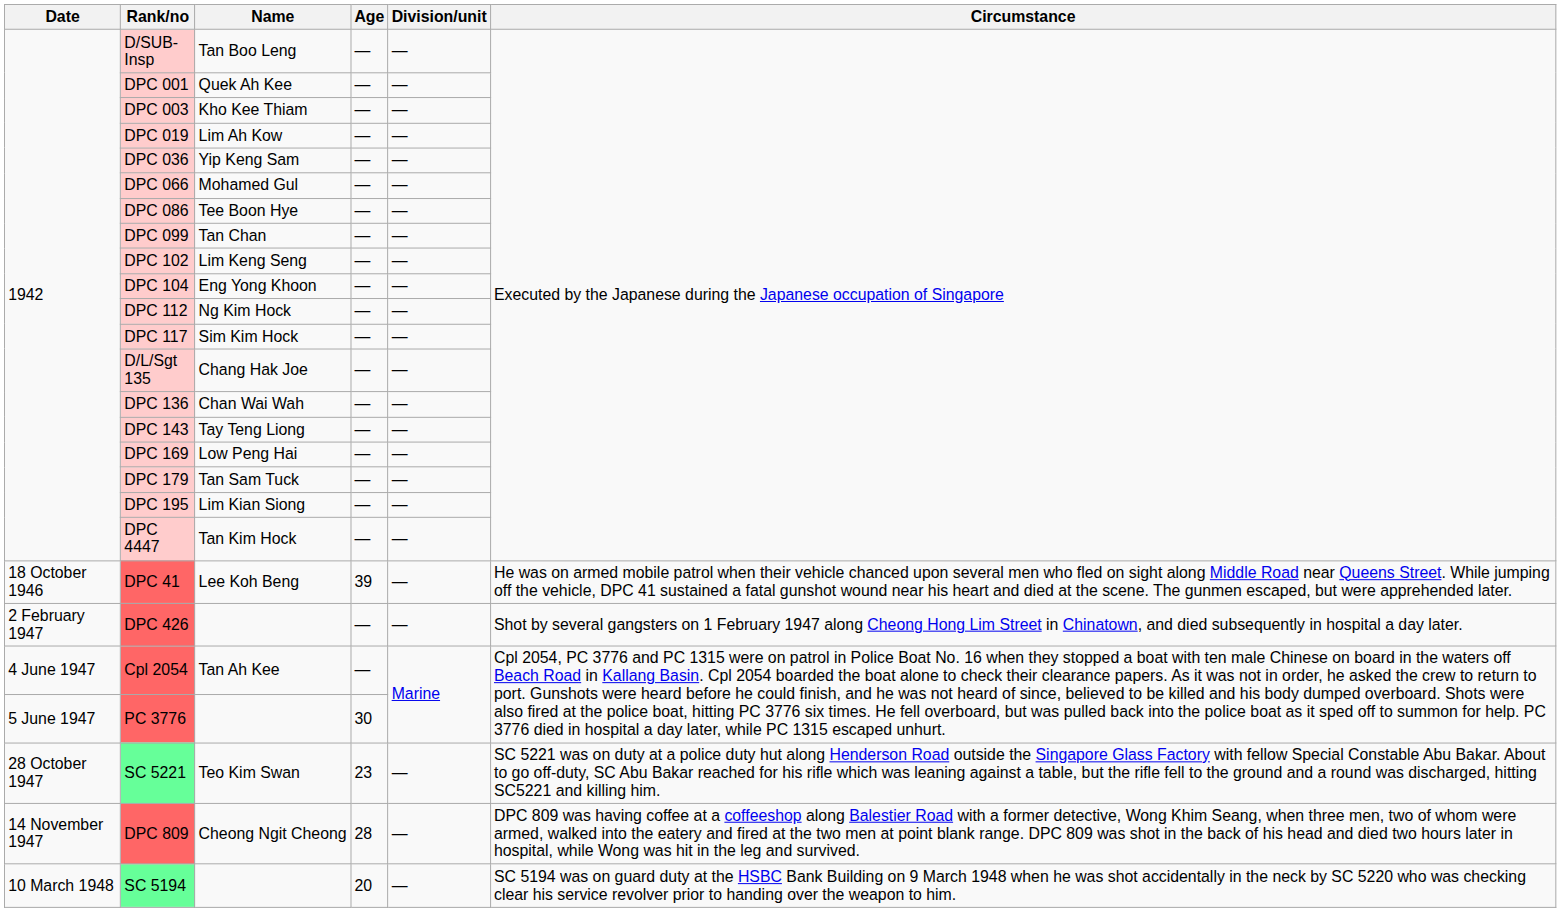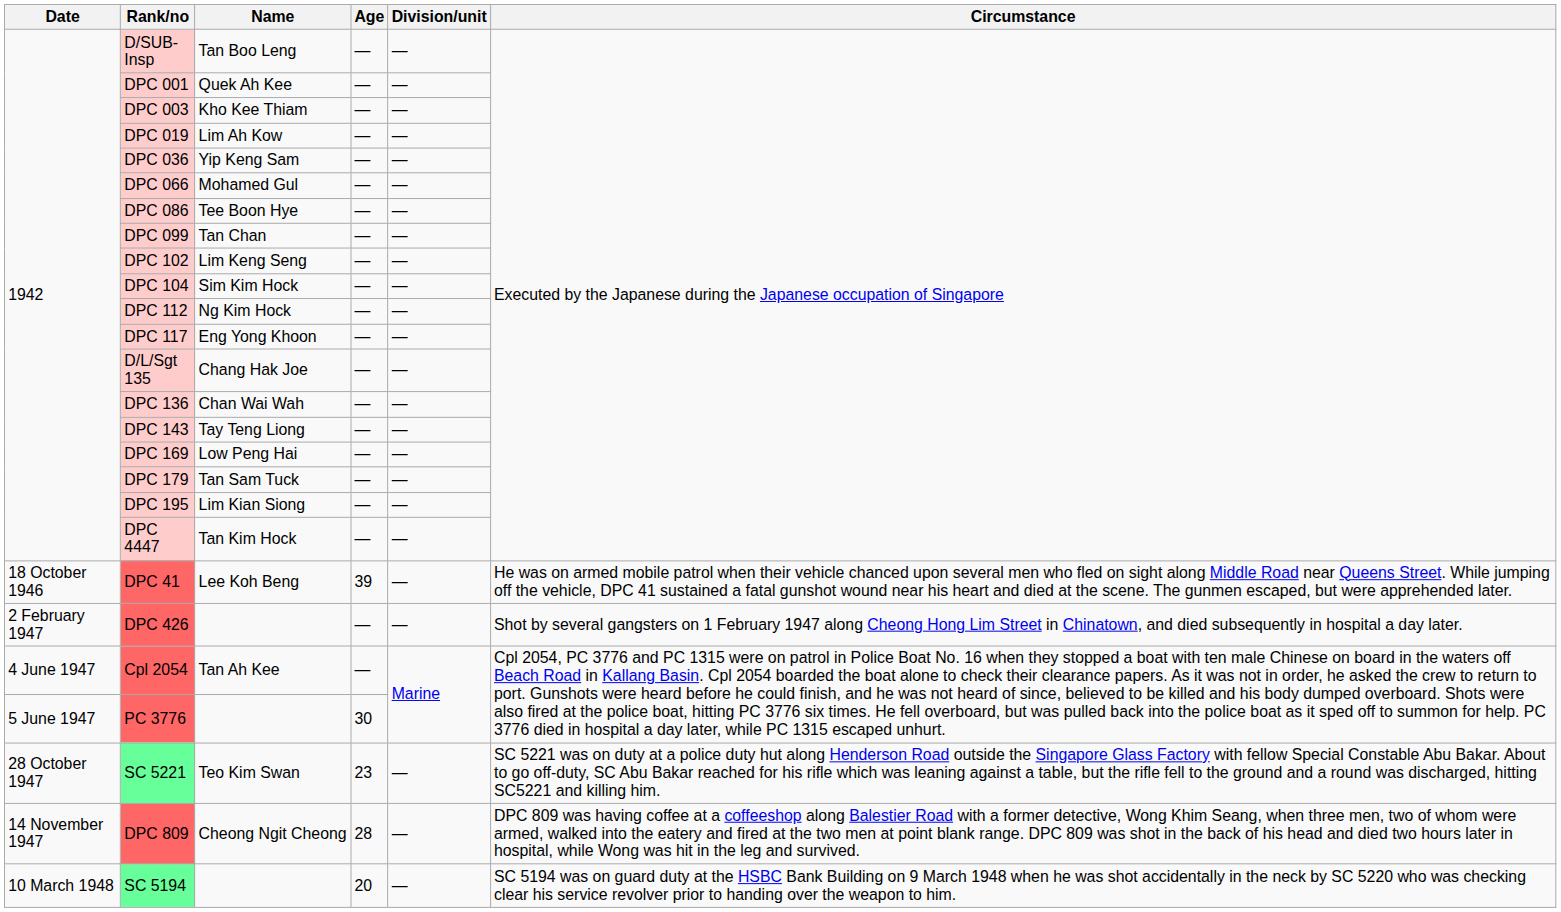(258, 286) Eng Yong Khoon -> (248, 286) Sim Kim Hock
(248, 336) Sim Kim Hock -> (258, 336) Eng Yong Khoon
